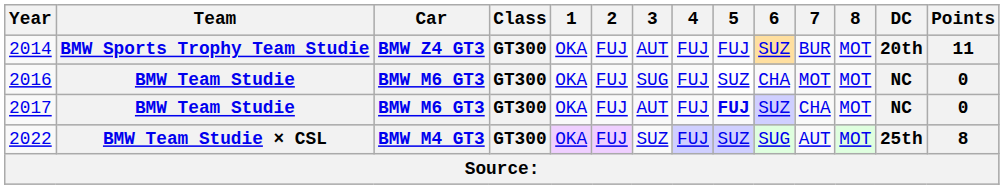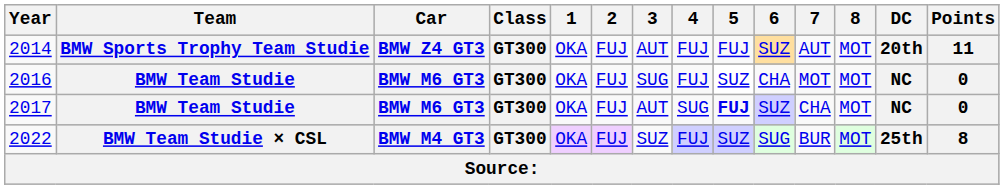(815, 49) BUR -> (815, 49) AUT
(693, 109) FUJ -> (693, 109) SUG
(815, 139) AUT -> (815, 139) BUR
